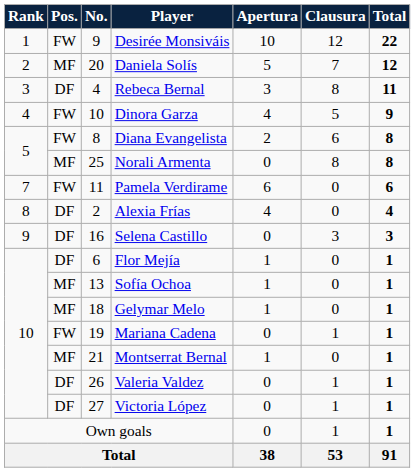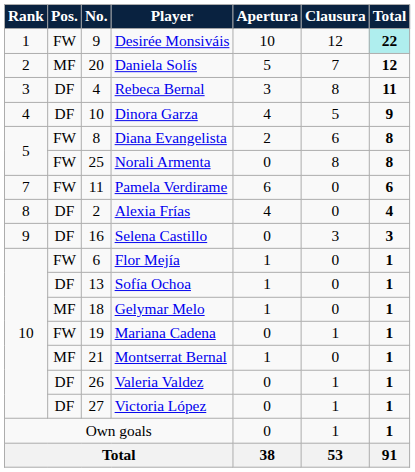(389, 41) no background -> (389, 41) paleturquoise background
(64, 114) FW -> (64, 114) DF
(64, 162) MF -> (64, 162) FW
(64, 260) DF -> (64, 260) FW
(64, 284) MF -> (64, 284) DF
